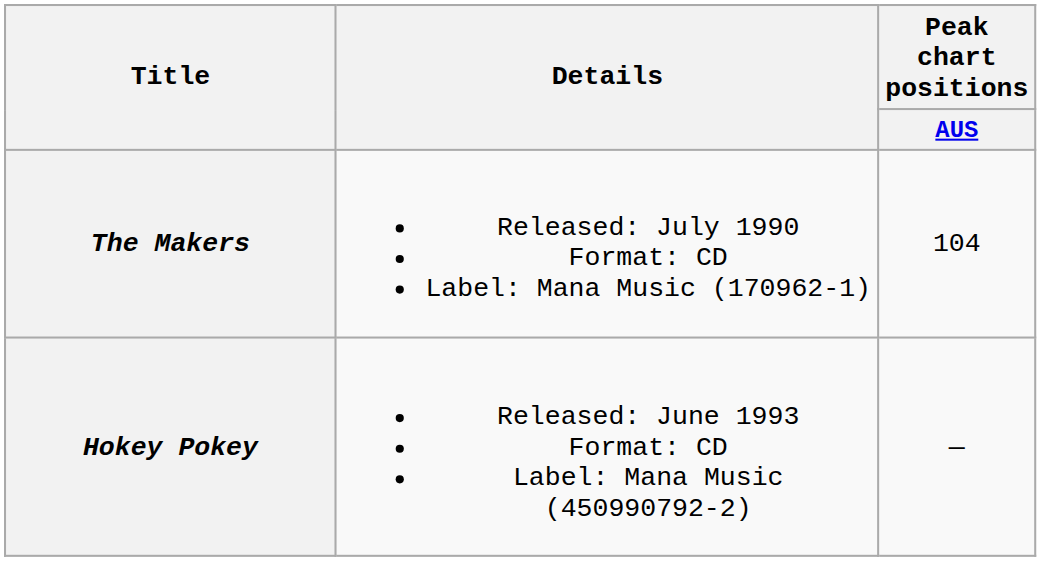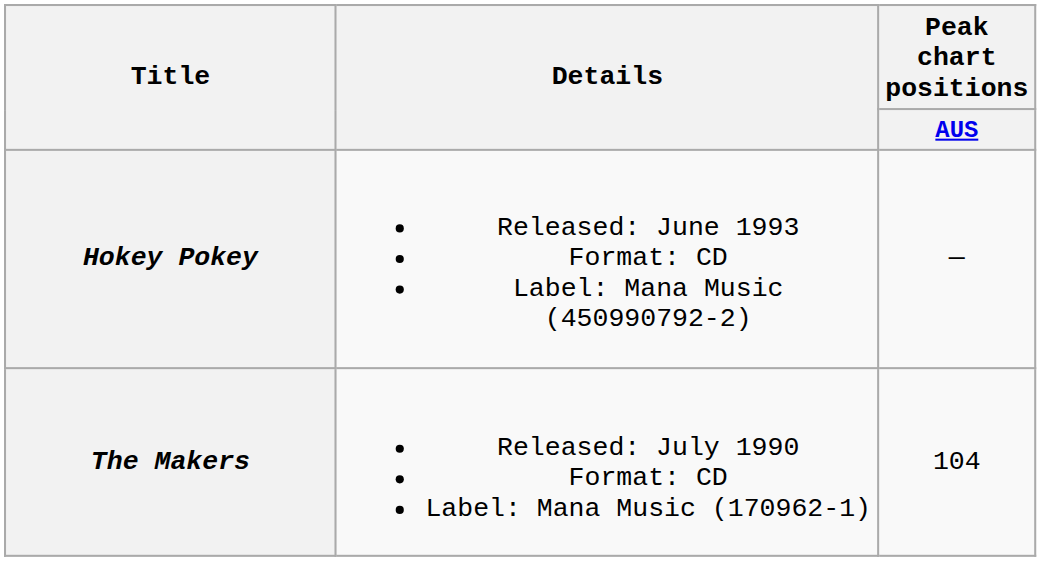rows swapped: (170, 244) <-> (170, 447)
